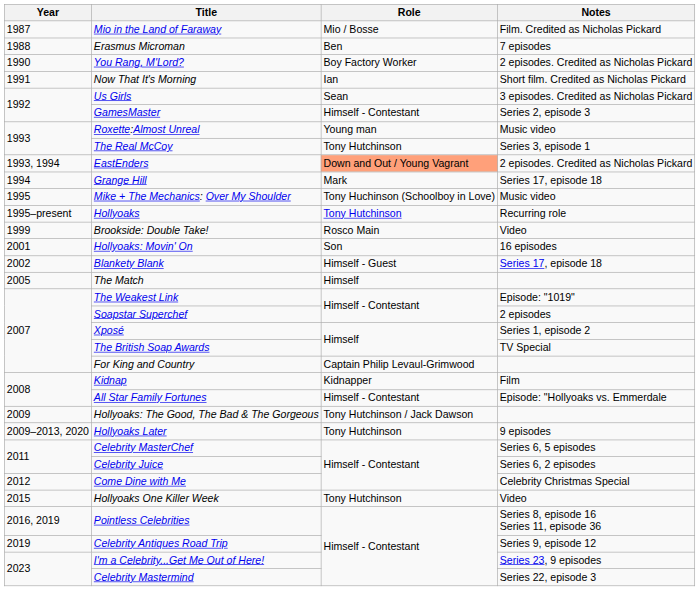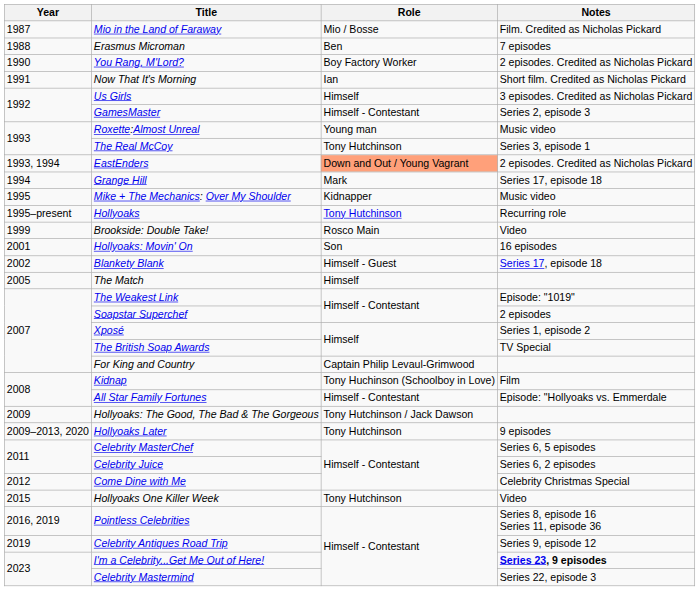(336, 96) Sean -> (341, 96) Himself
(409, 197) Tony Huchinson (Schoolboy in Love) -> (348, 197) Kidnapper
(348, 381) Kidnapper -> (409, 381) Tony Huchinson (Schoolboy in Love)
(551, 560) normal -> (553, 560) bold
